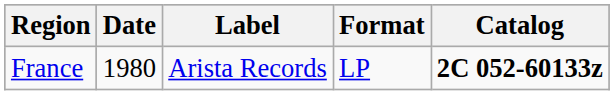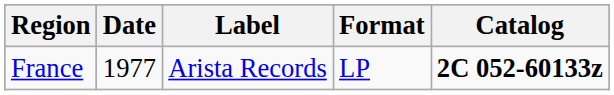(129, 67) 1980 -> (129, 67) 1977
